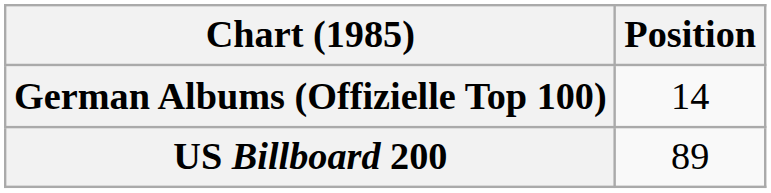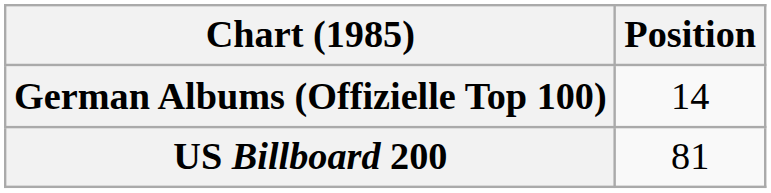(690, 156) 89 -> (690, 156) 81
